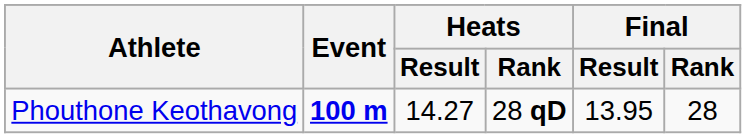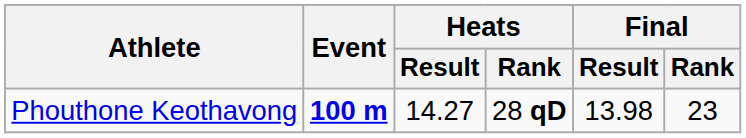(619, 111) 13.95 -> (619, 111) 13.98
(702, 111) 28 -> (702, 111) 23
